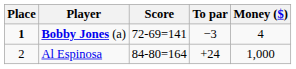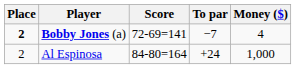(21, 34) 1 -> (21, 34) 2
(210, 34) −3 -> (210, 34) −7
